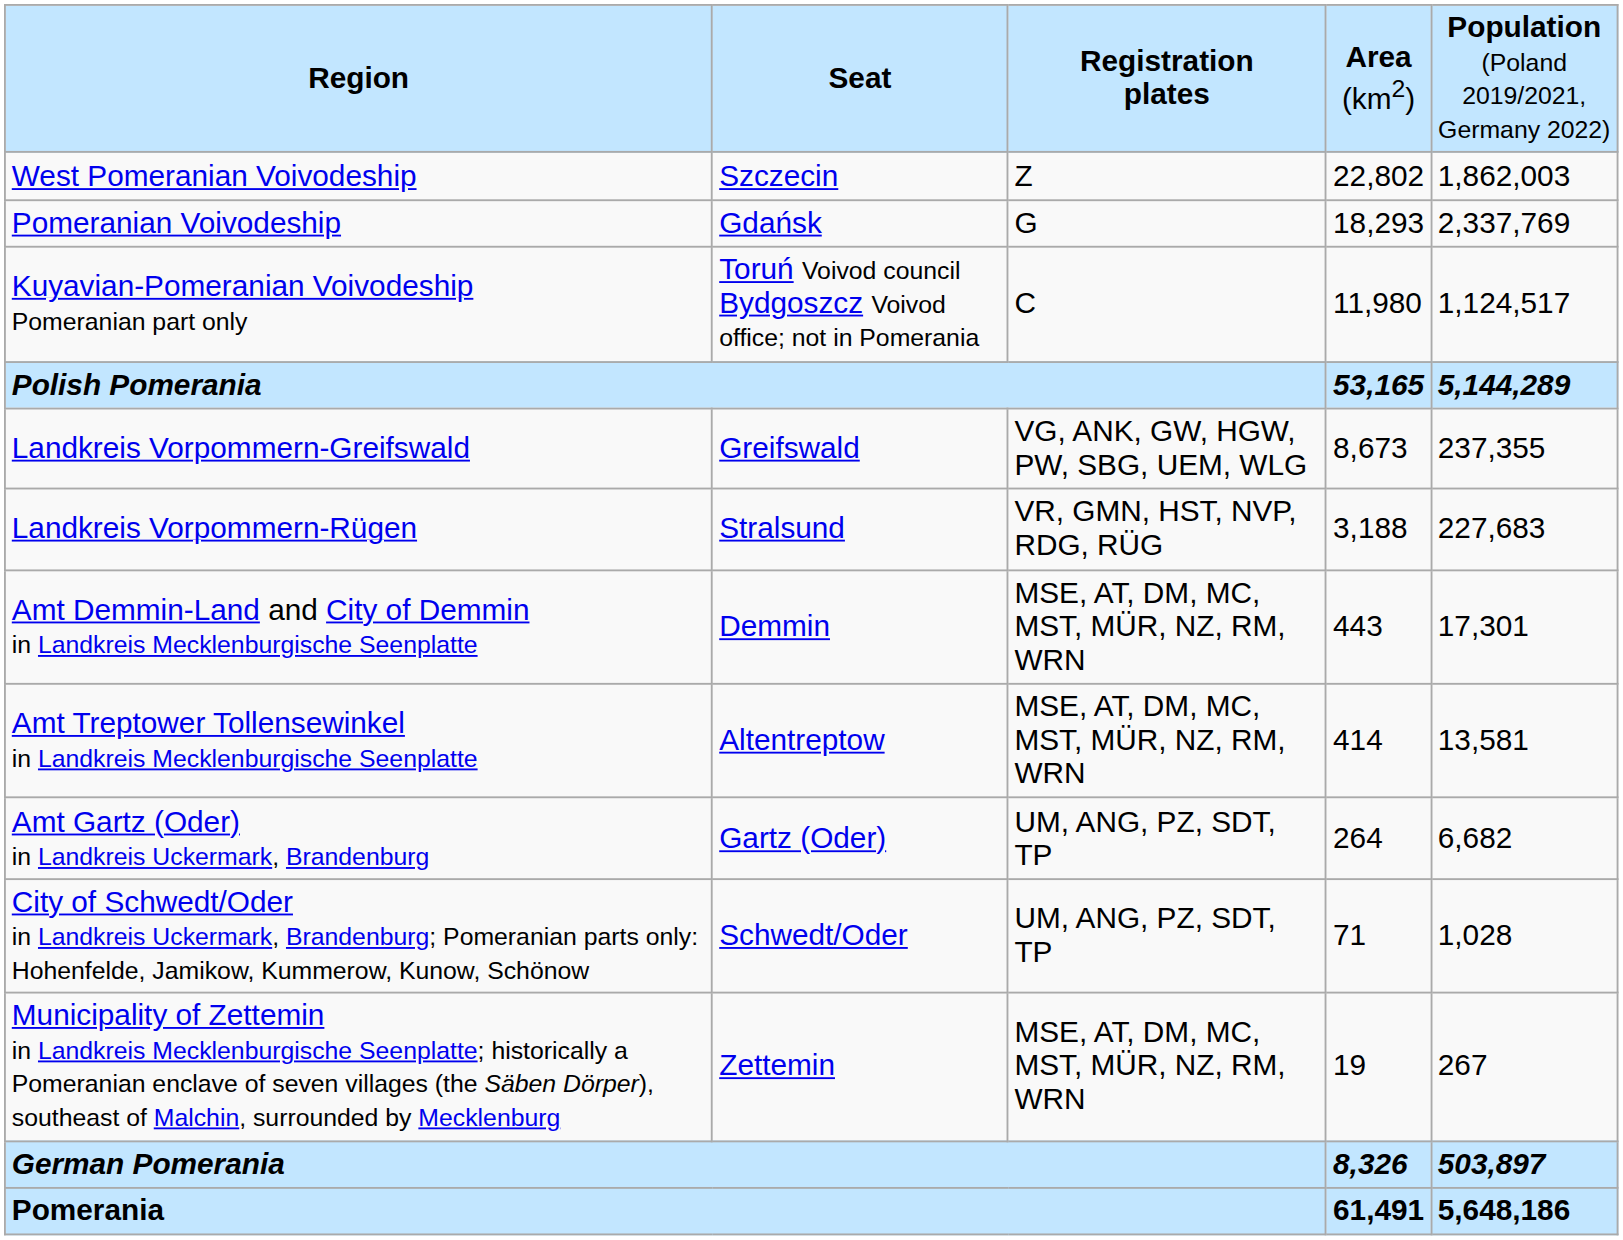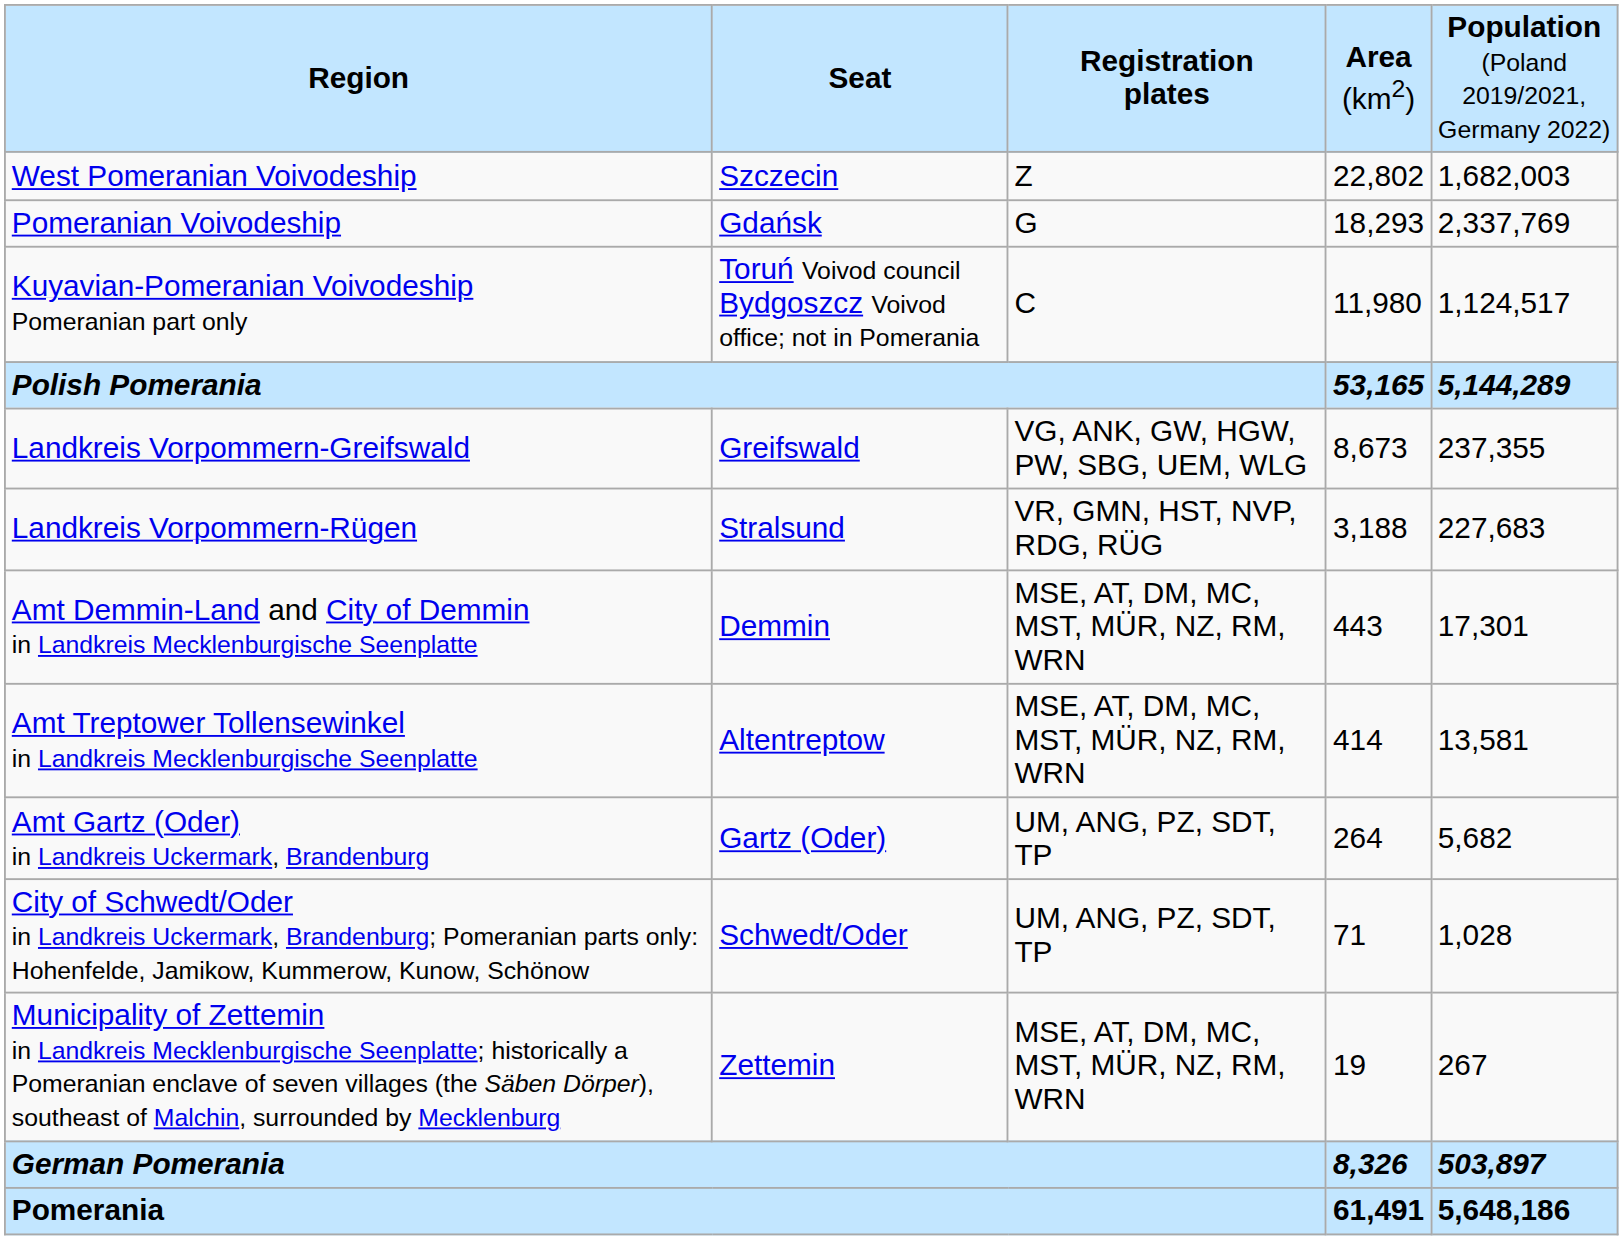(1504, 175) 1,862,003 -> (1504, 175) 1,682,003
(1475, 837) 6,682 -> (1475, 837) 5,682
